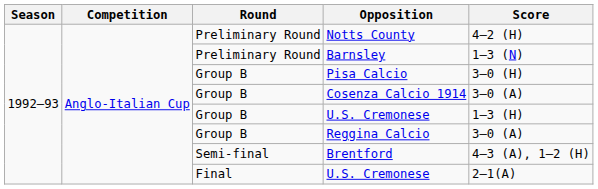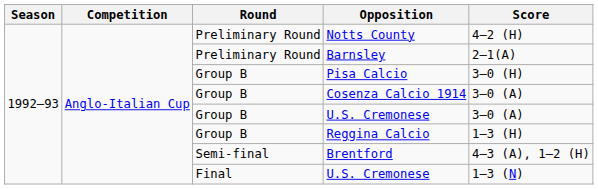(498, 54) 1–3 (N) -> (494, 54) 2–1(A)
(498, 114) 1–3 (H) -> (498, 114) 3–0 (A)
(498, 134) 3–0 (A) -> (498, 134) 1–3 (H)
(494, 174) 2–1(A) -> (498, 174) 1–3 (N)
